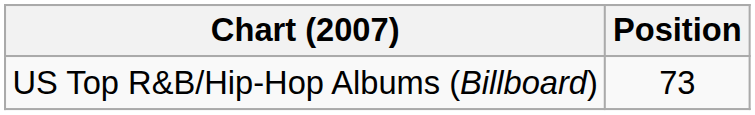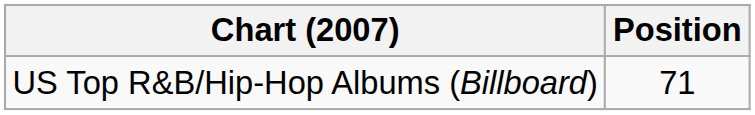(677, 82) 73 -> (677, 82) 71
